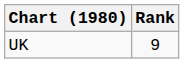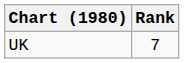(155, 45) 9 -> (155, 45) 7
